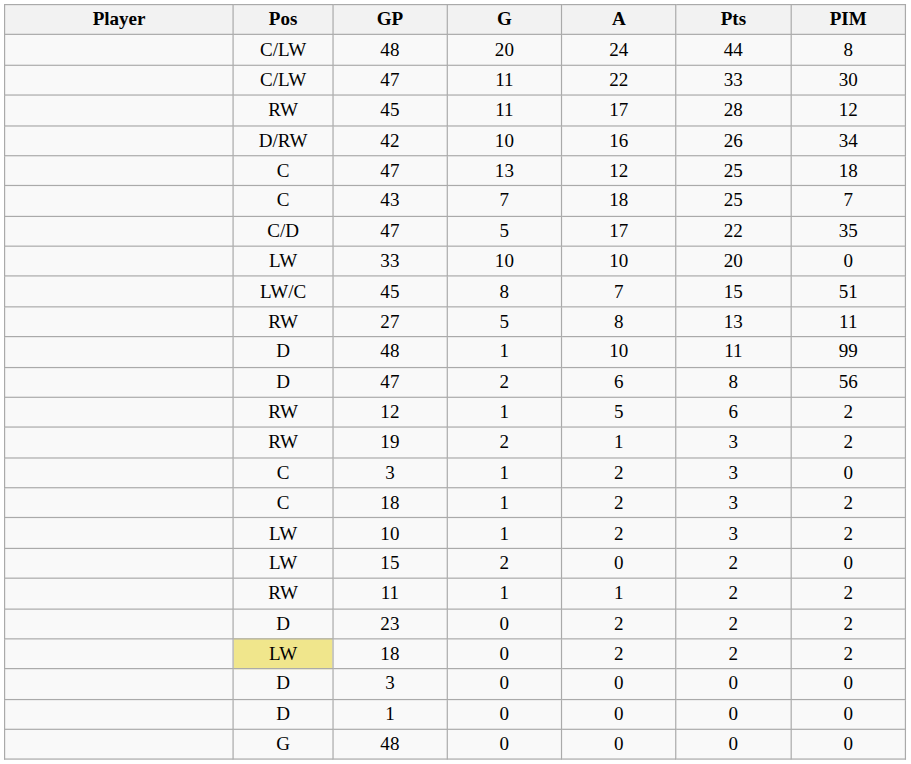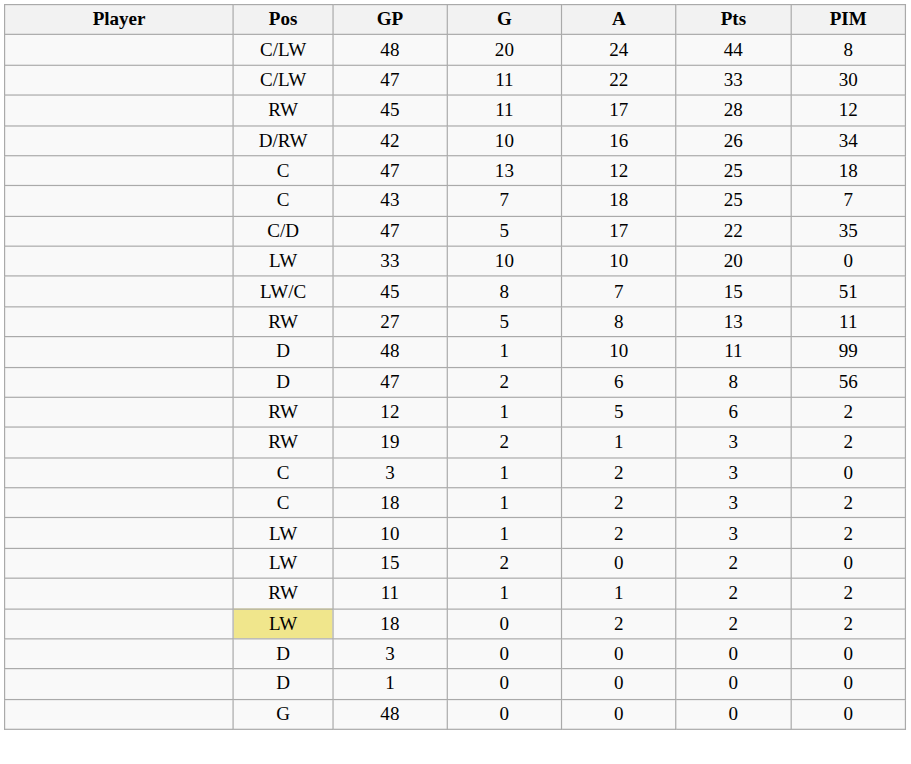- row: (390, 623)
